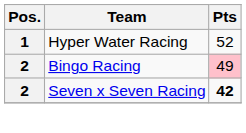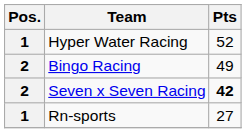(225, 66) pink background -> (225, 66) no background
+ row: (82, 115)
